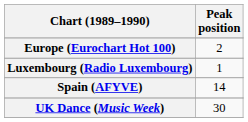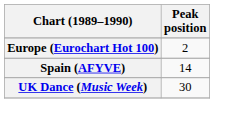- row: (100, 68)
